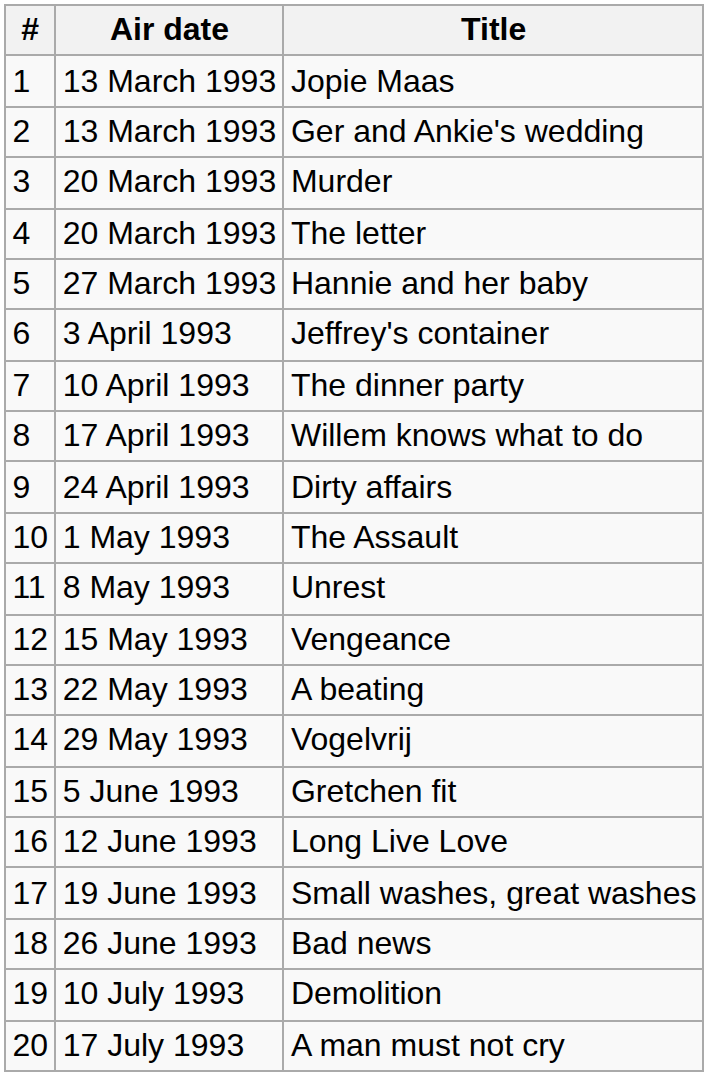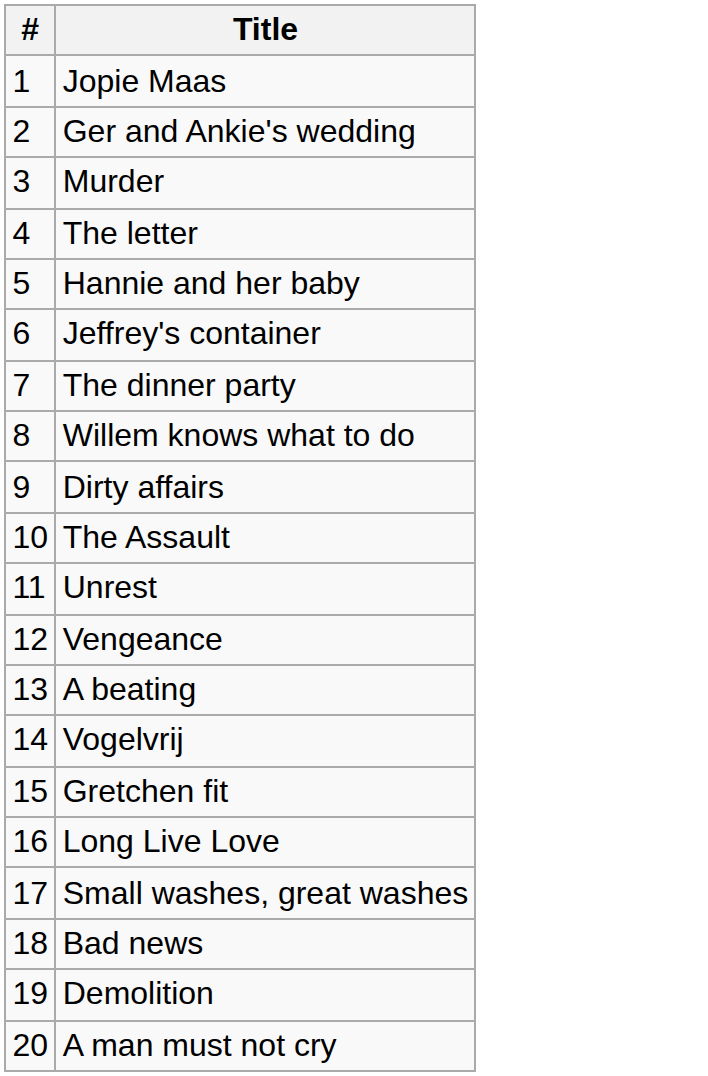- column: (169, 29)
